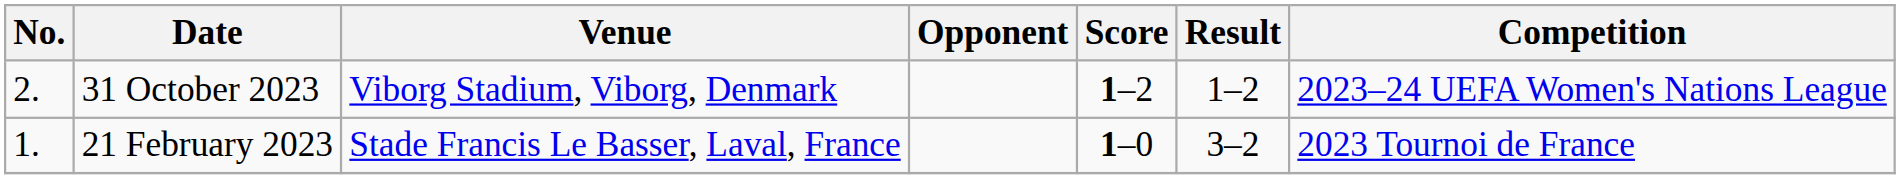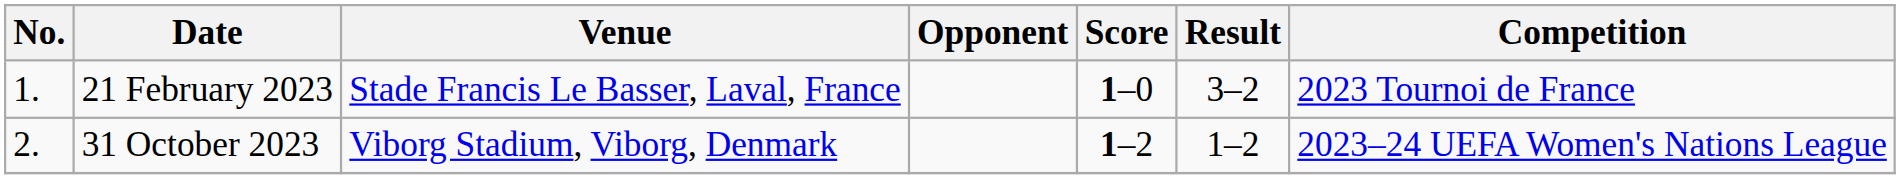rows swapped: (207, 144) <-> (200, 88)
